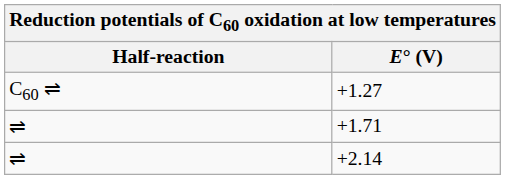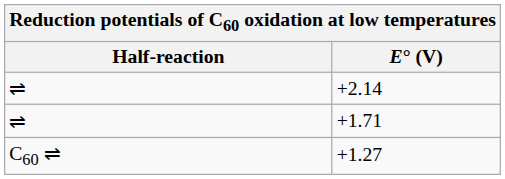rows swapped: (359, 90) <-> (359, 158)
